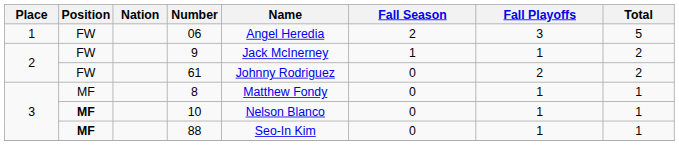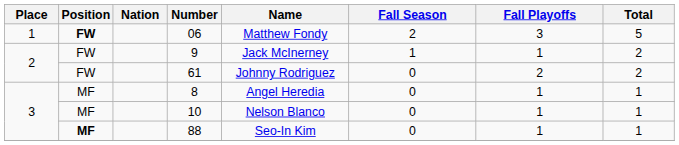(86, 34) normal -> (86, 34) bold
(285, 34) Angel Heredia -> (285, 34) Matthew Fondy
(285, 92) Matthew Fondy -> (285, 92) Angel Heredia
(86, 112) bold -> (86, 112) normal
